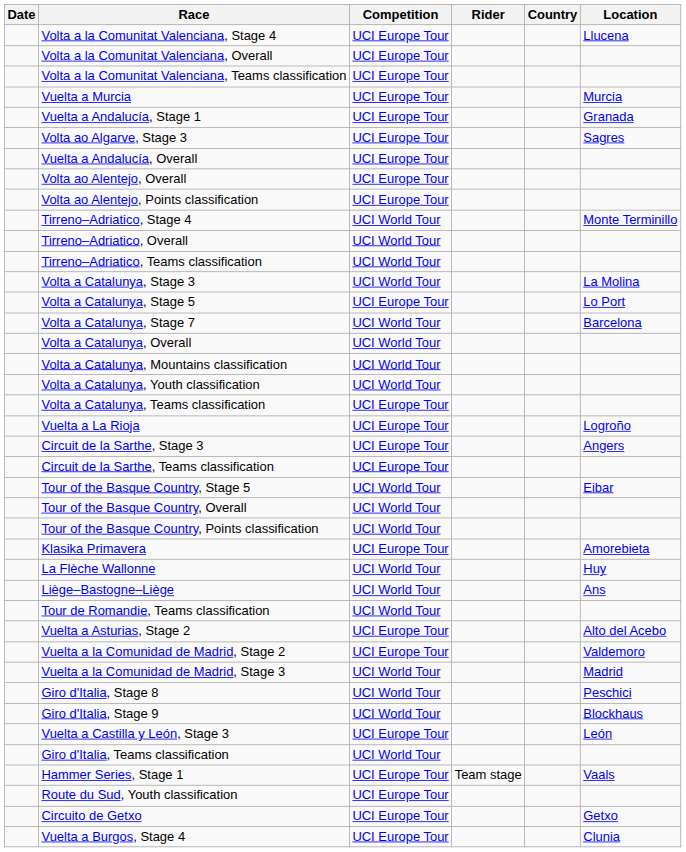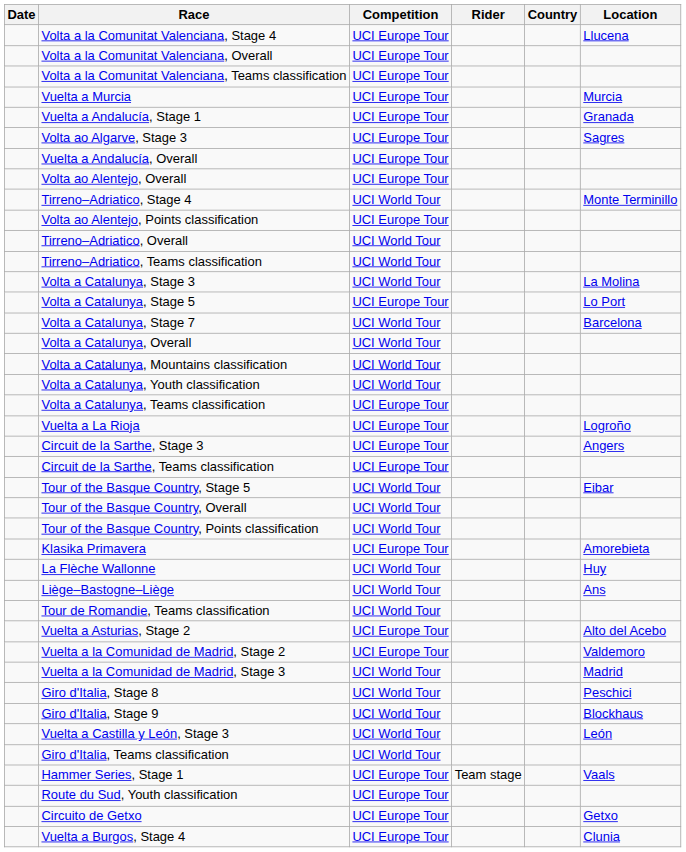rows swapped: (150, 199) <-> (117, 220)
(401, 734) UCI Europe Tour -> (396, 734) UCI World Tour
